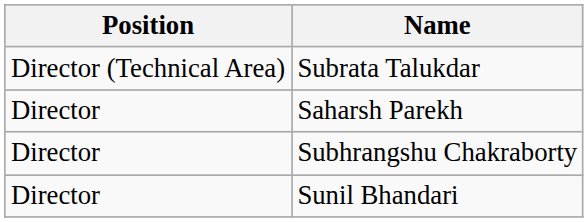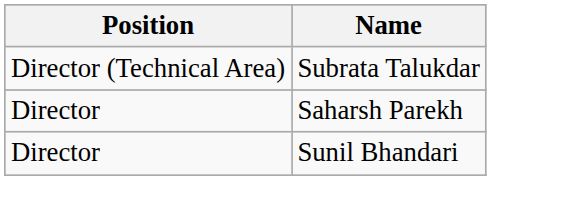- row: (437, 152)
